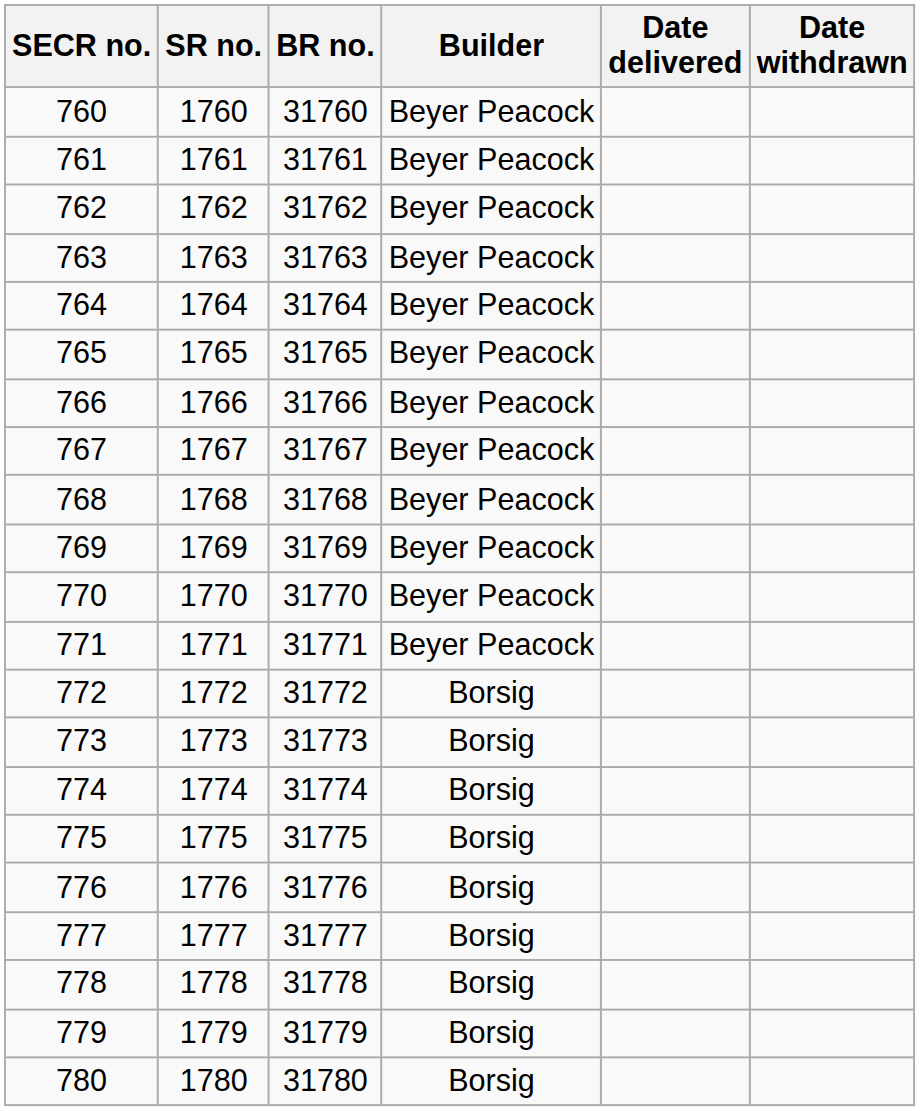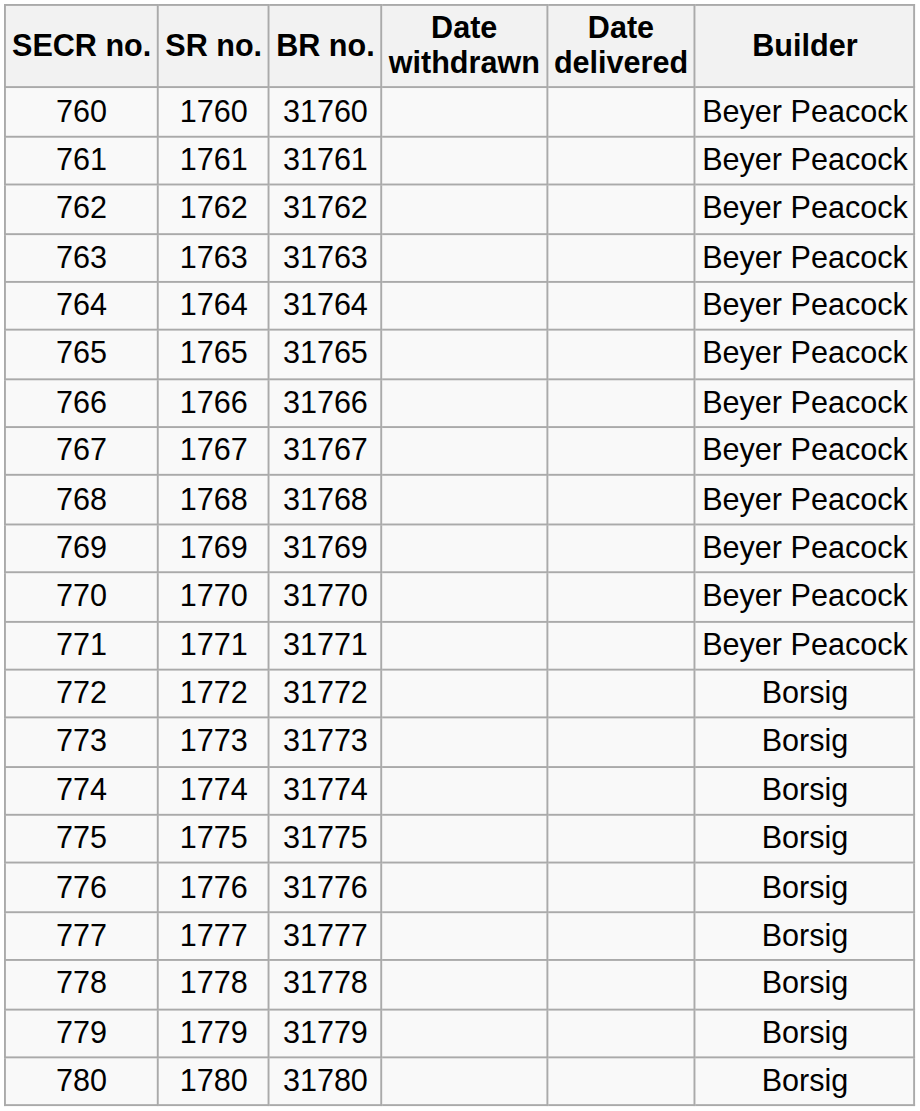columns swapped: (491, 45) <-> (832, 45)
